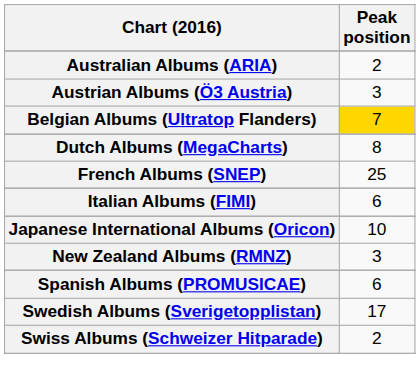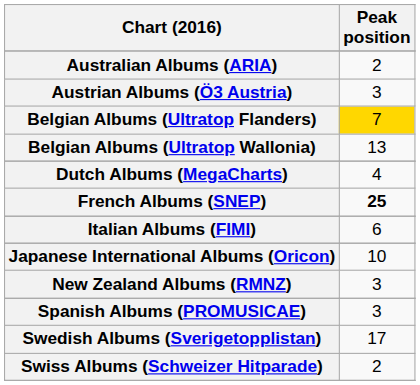+ row: (172, 147)
(377, 147) 8 -> (377, 174) 4
(377, 174) normal -> (377, 202) bold
(377, 284) 6 -> (377, 311) 3
